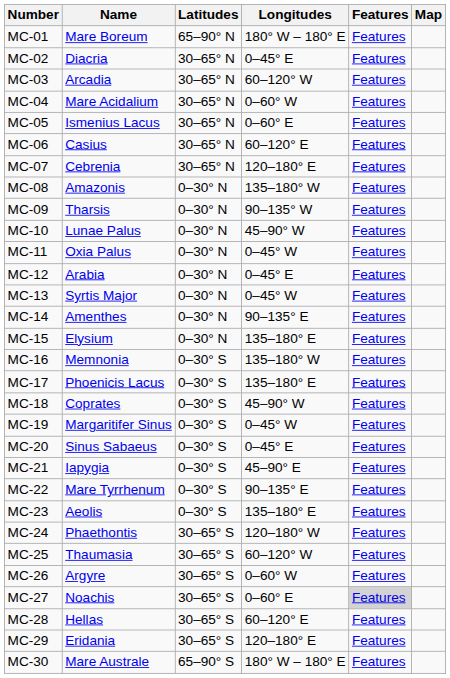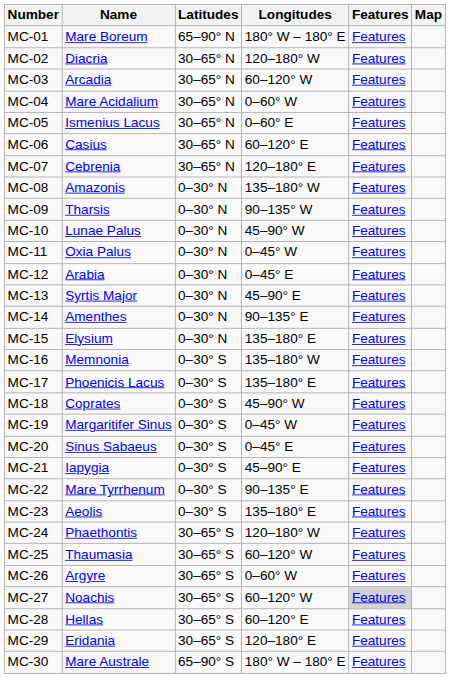(269, 58) 0–45° E -> (282, 58) 120–180° W
(271, 295) 0–45° W -> (273, 295) 45–90° E
(269, 597) 0–60° E -> (278, 597) 60–120° W
